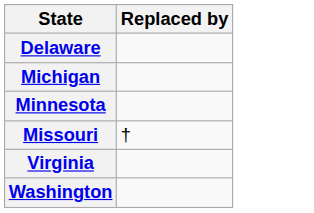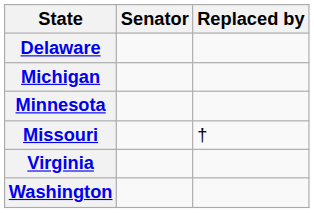+ column: (155, 18)
